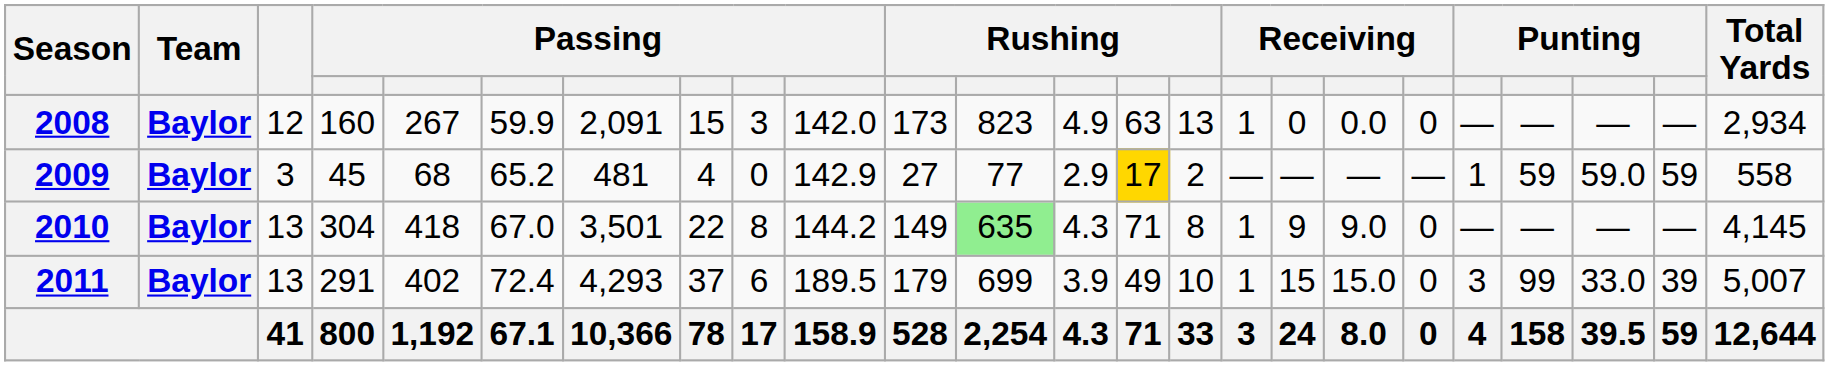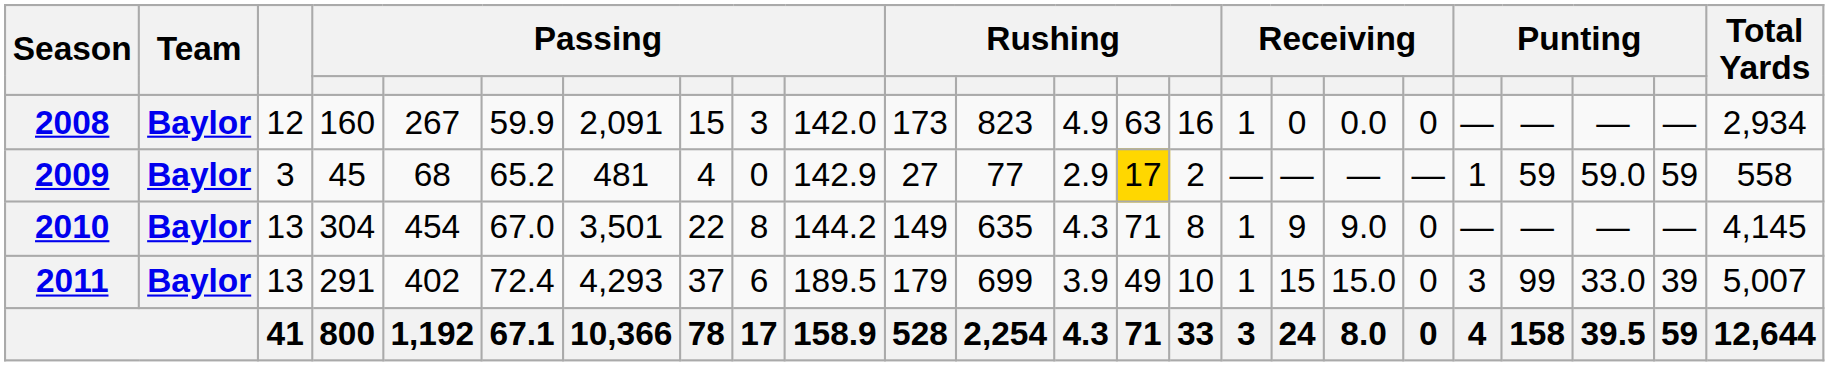(1196, 121) 13 -> (1196, 121) 16
(432, 227) 418 -> (432, 227) 454
(1005, 227) lightgreen background -> (1005, 227) no background
